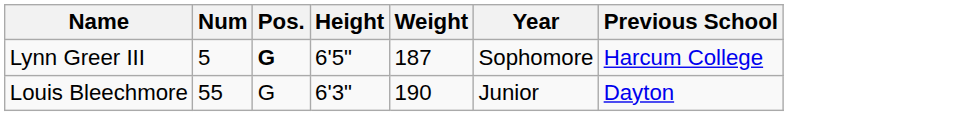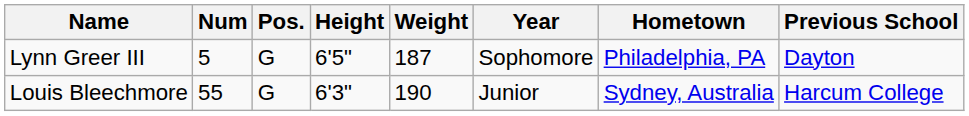+ column: (689, 22)
(266, 57) bold -> (266, 57) normal
(683, 57) Harcum College -> (819, 57) Dayton
(639, 92) Dayton -> (864, 92) Harcum College
